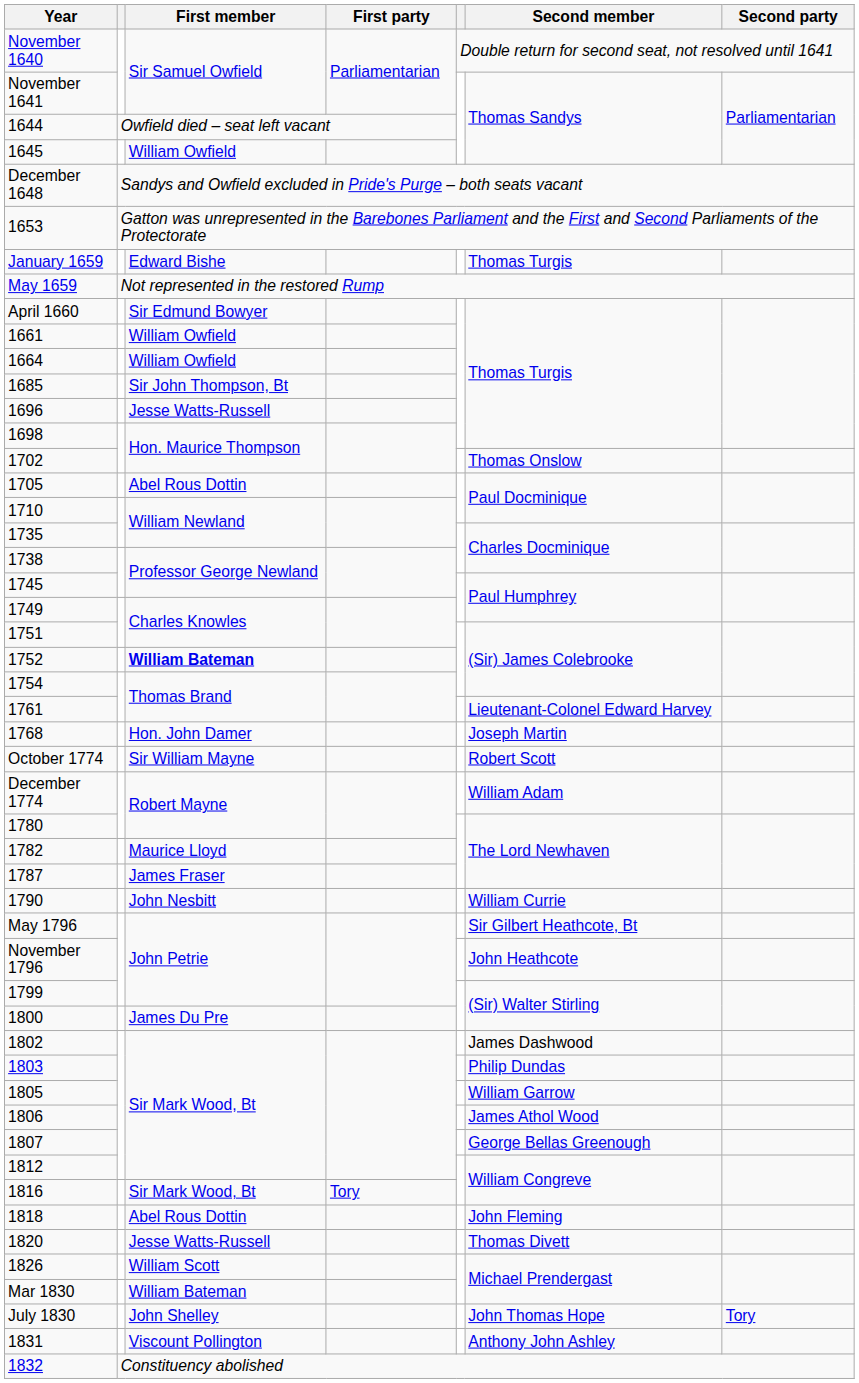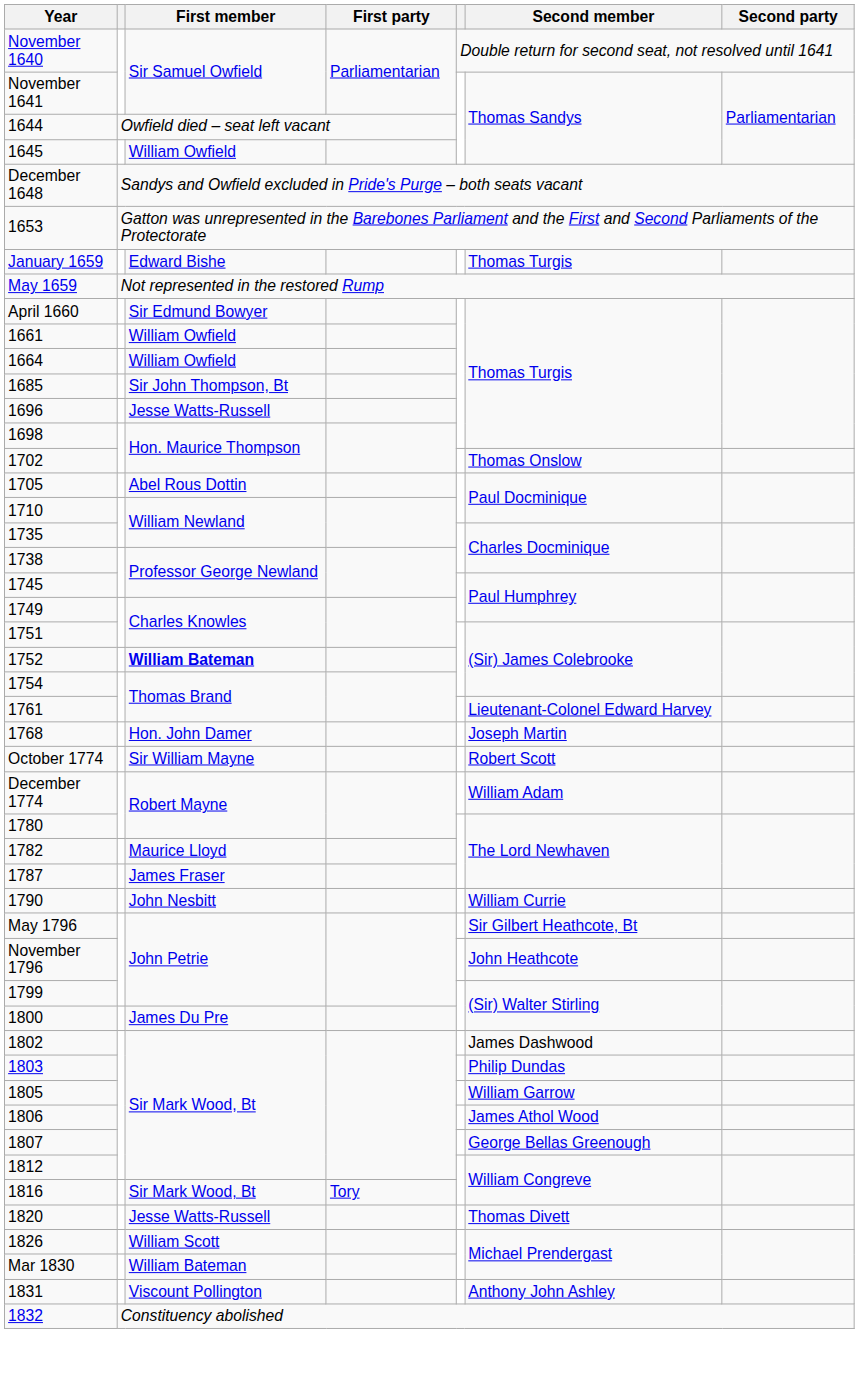- row: (26, 1216)
- row: (42, 1316)
